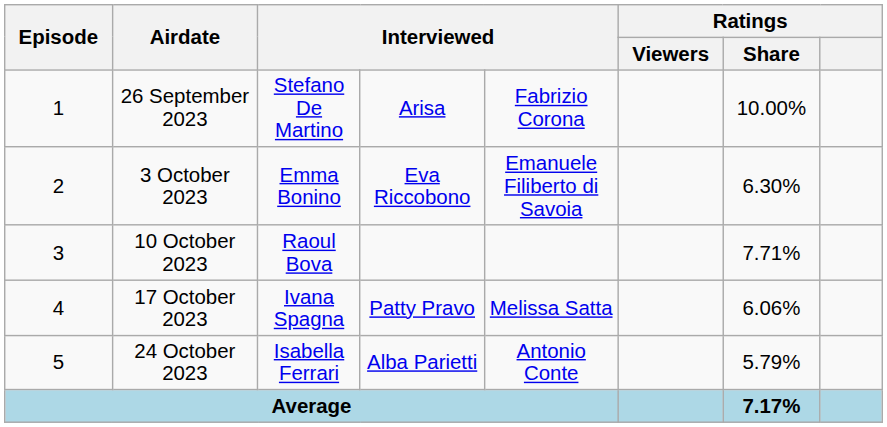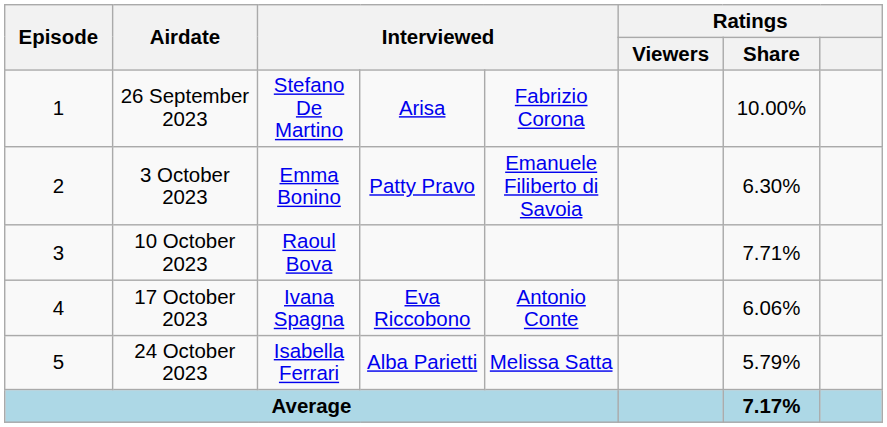(422, 186) Eva Riccobono -> (422, 186) Patty Pravo
(422, 308) Patty Pravo -> (422, 308) Eva Riccobono
(551, 308) Melissa Satta -> (551, 308) Antonio Conte
(551, 363) Antonio Conte -> (551, 363) Melissa Satta
